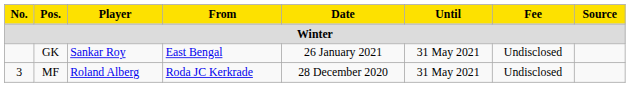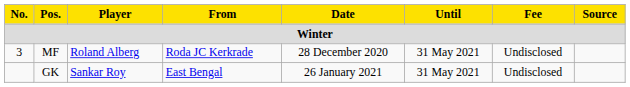rows swapped: (51, 73) <-> (51, 53)
